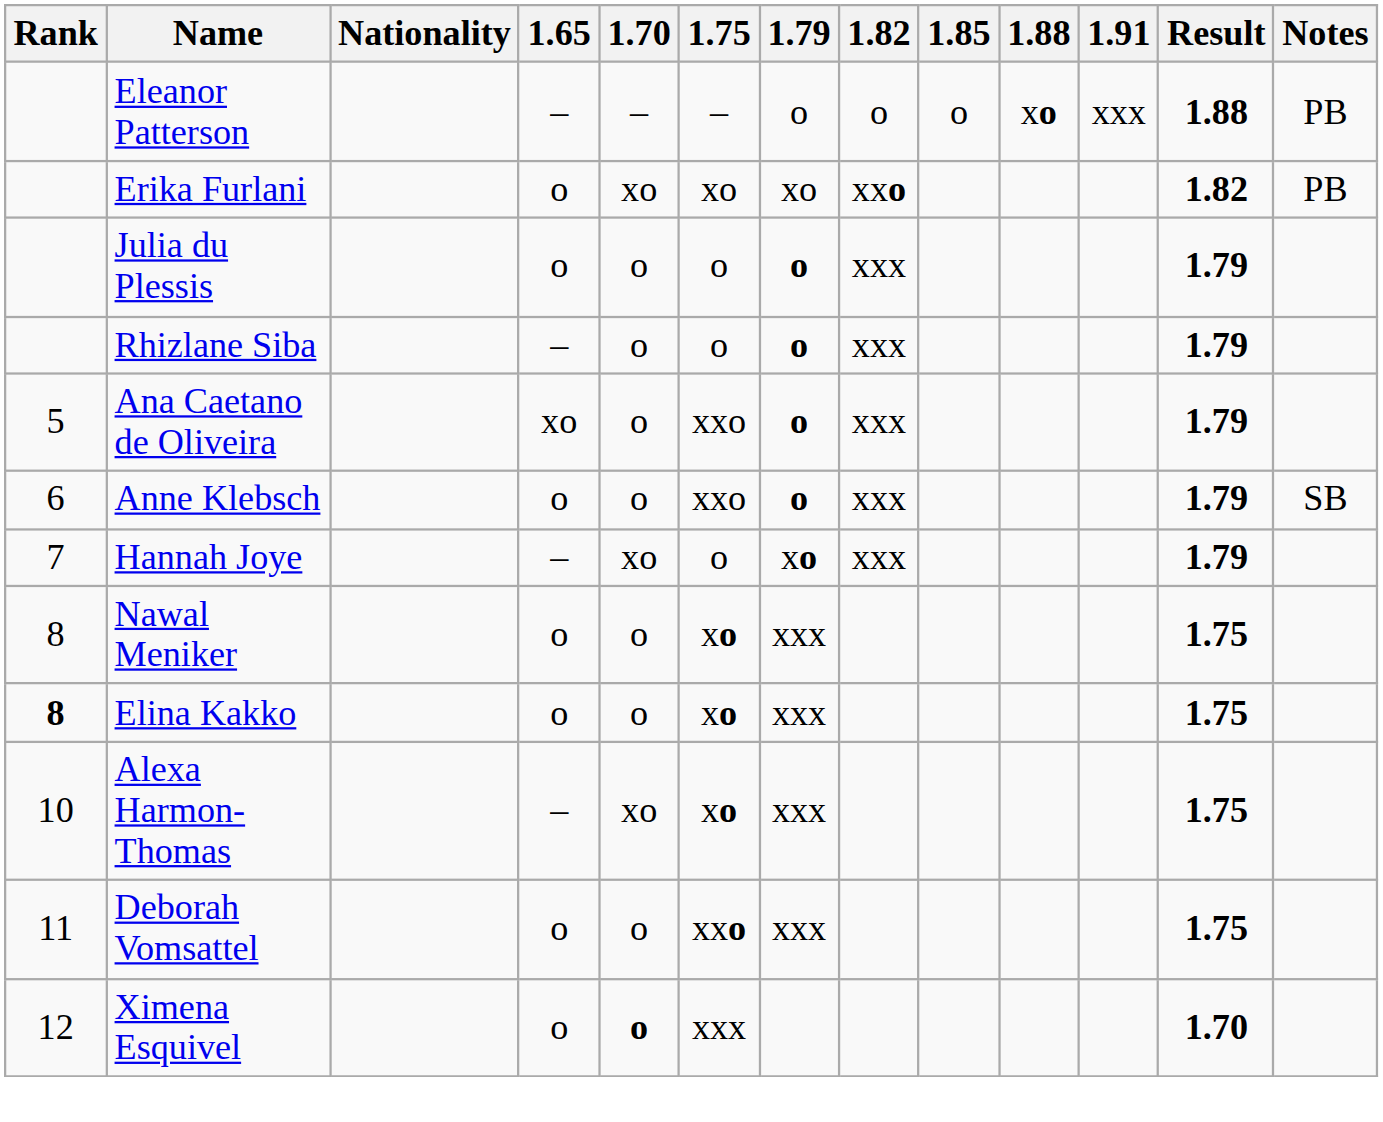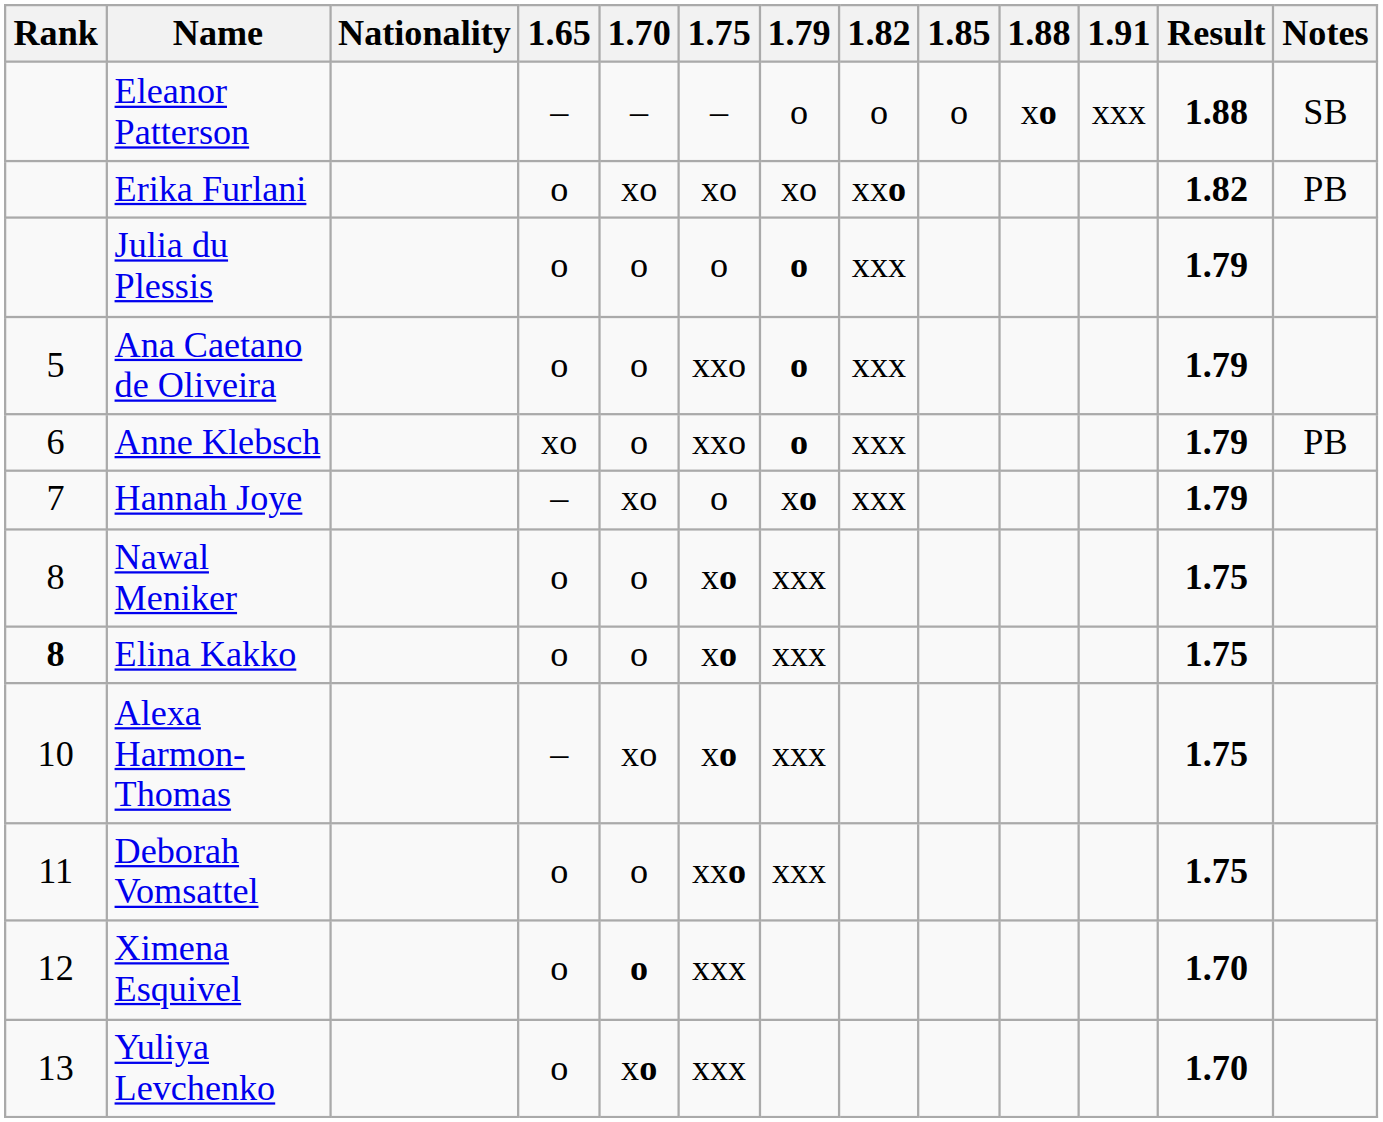(1325, 110) PB -> (1325, 110) SB
- row: (215, 343)
(559, 421) xo -> (559, 364) o
(559, 499) o -> (559, 441) xo
(1325, 499) SB -> (1325, 441) PB
+ row: (195, 1067)
